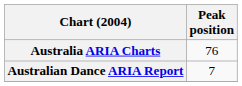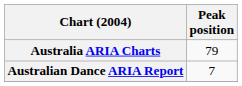(212, 50) 76 -> (212, 50) 79
